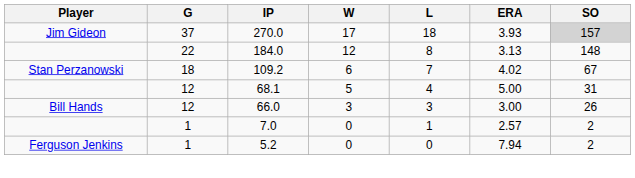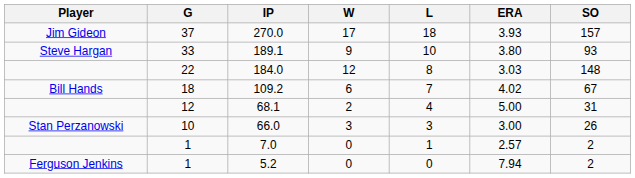(590, 32) lightgrey background -> (590, 32) no background
+ row: (268, 51)
(510, 51) 3.13 -> (510, 70) 3.03
(76, 70) Stan Perzanowski -> (76, 88) Bill Hands
(349, 88) 5 -> (349, 107) 2
(76, 107) Bill Hands -> (76, 126) Stan Perzanowski
(188, 107) 12 -> (188, 126) 10
